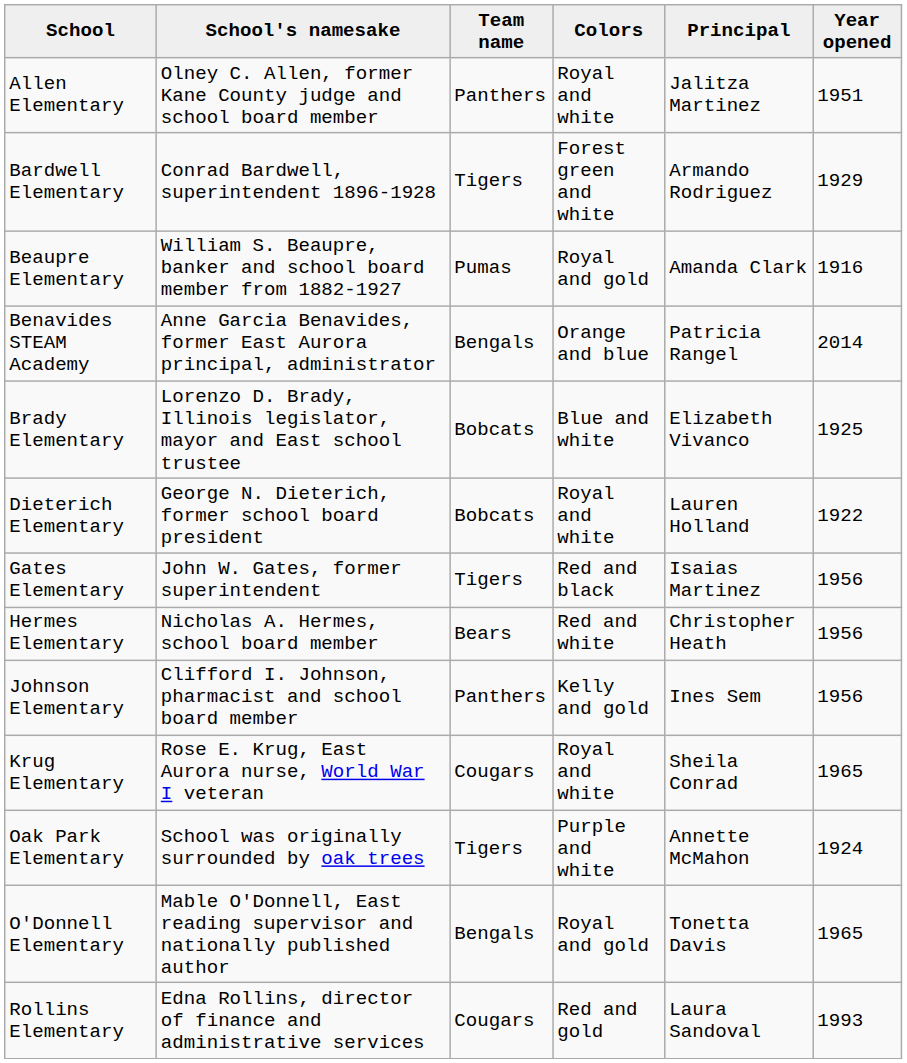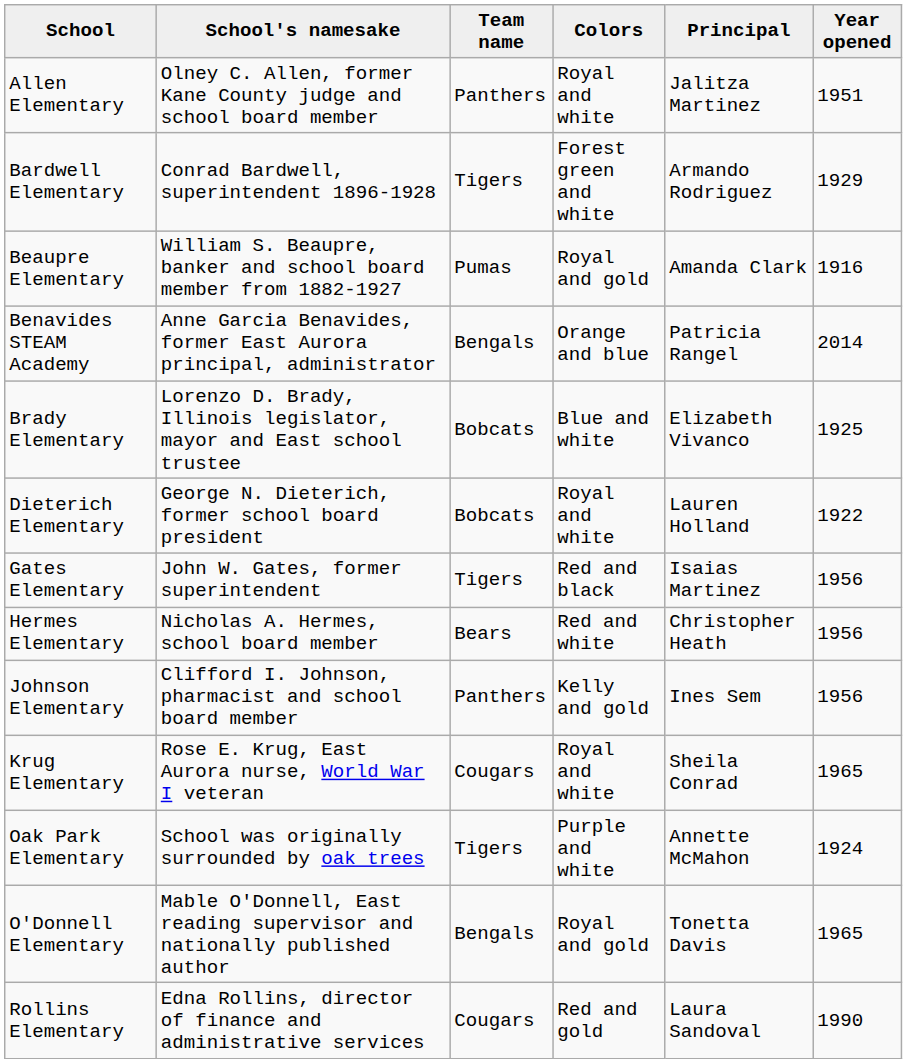(840, 1021) 1993 -> (840, 1021) 1990
